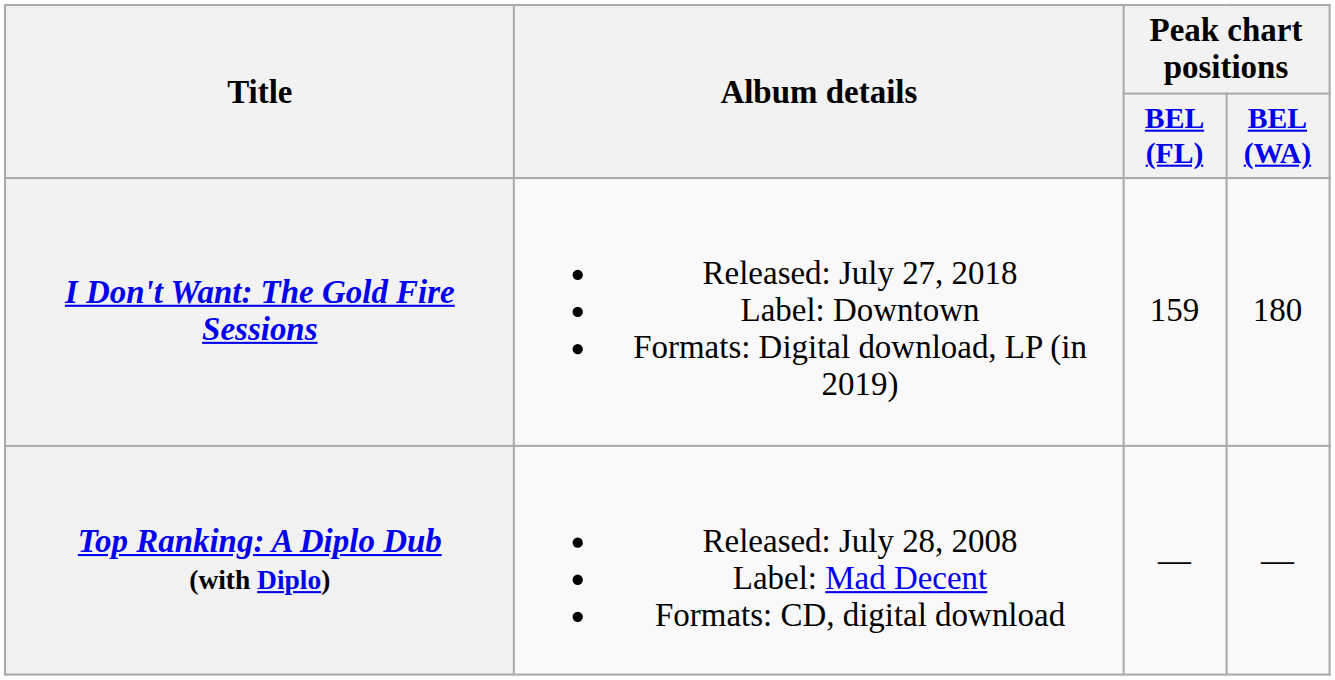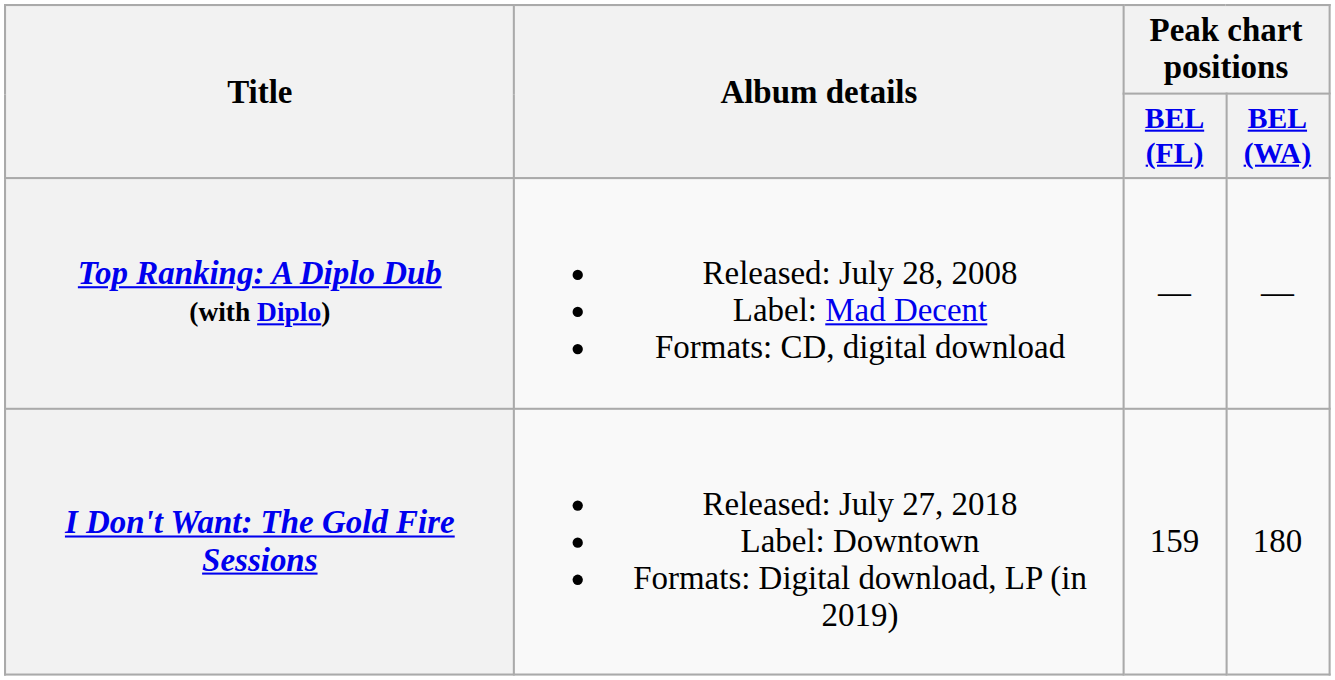rows swapped: (260, 559) <-> (260, 311)
